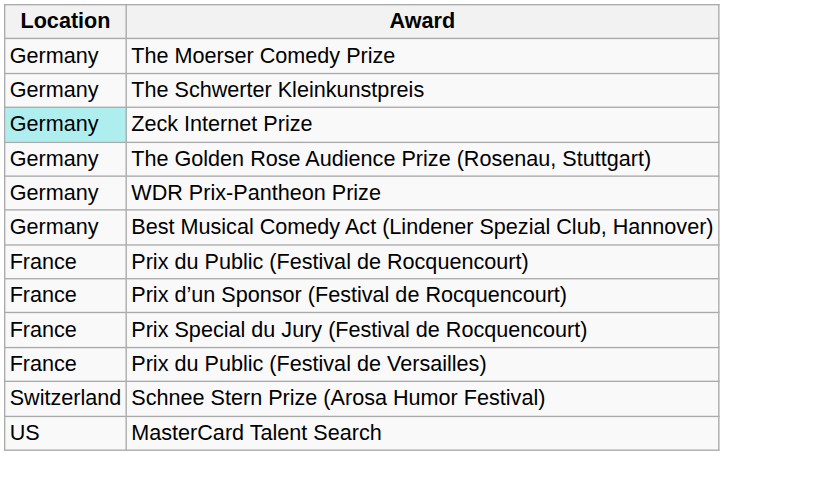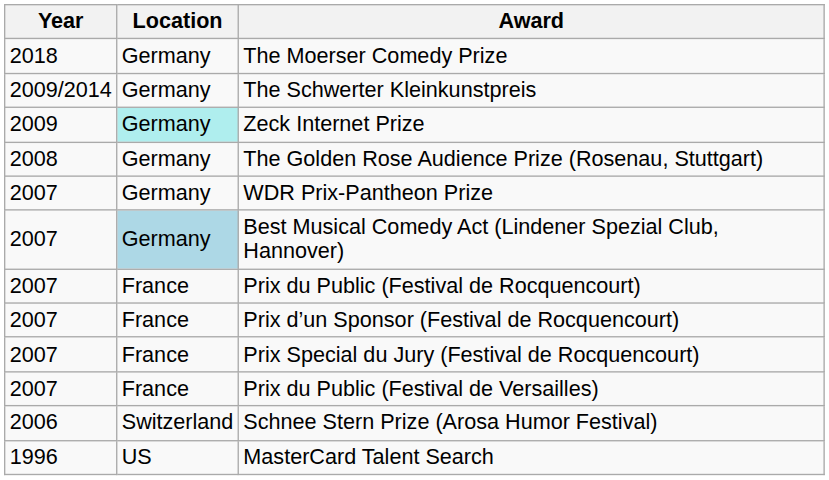+ column: (61, 21)
(54, 227) no background -> (166, 239) lightblue background
